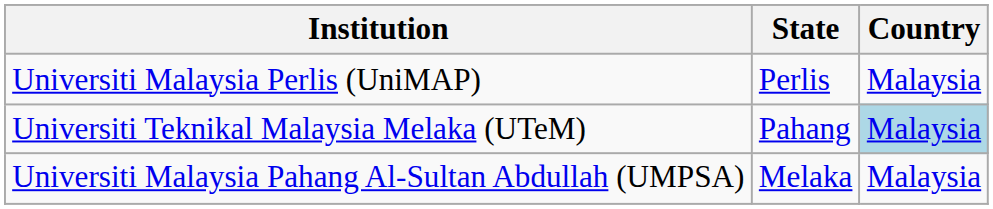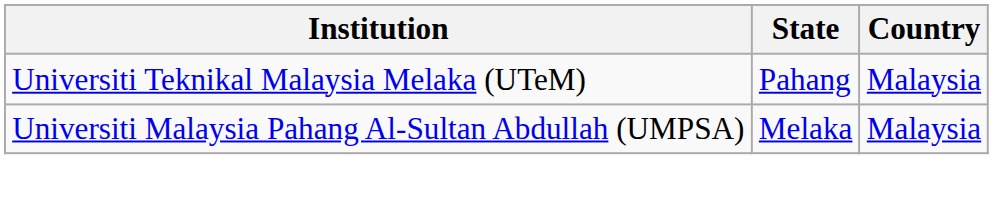- row: (247, 78)
(924, 128) lightblue background -> (924, 78) no background
